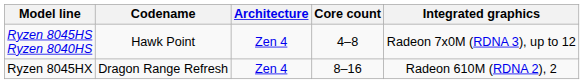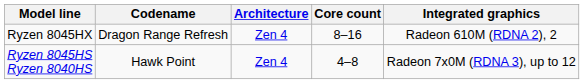rows swapped: (50, 41) <-> (50, 68)
